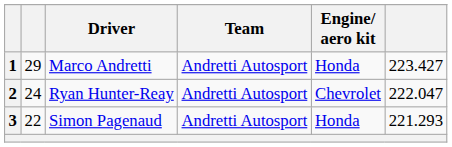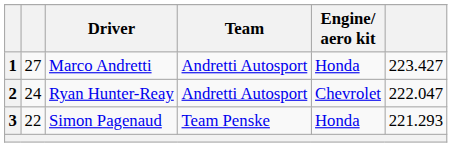(33, 65) 29 -> (33, 65) 27
(244, 120) Andretti Autosport -> (226, 120) Team Penske
